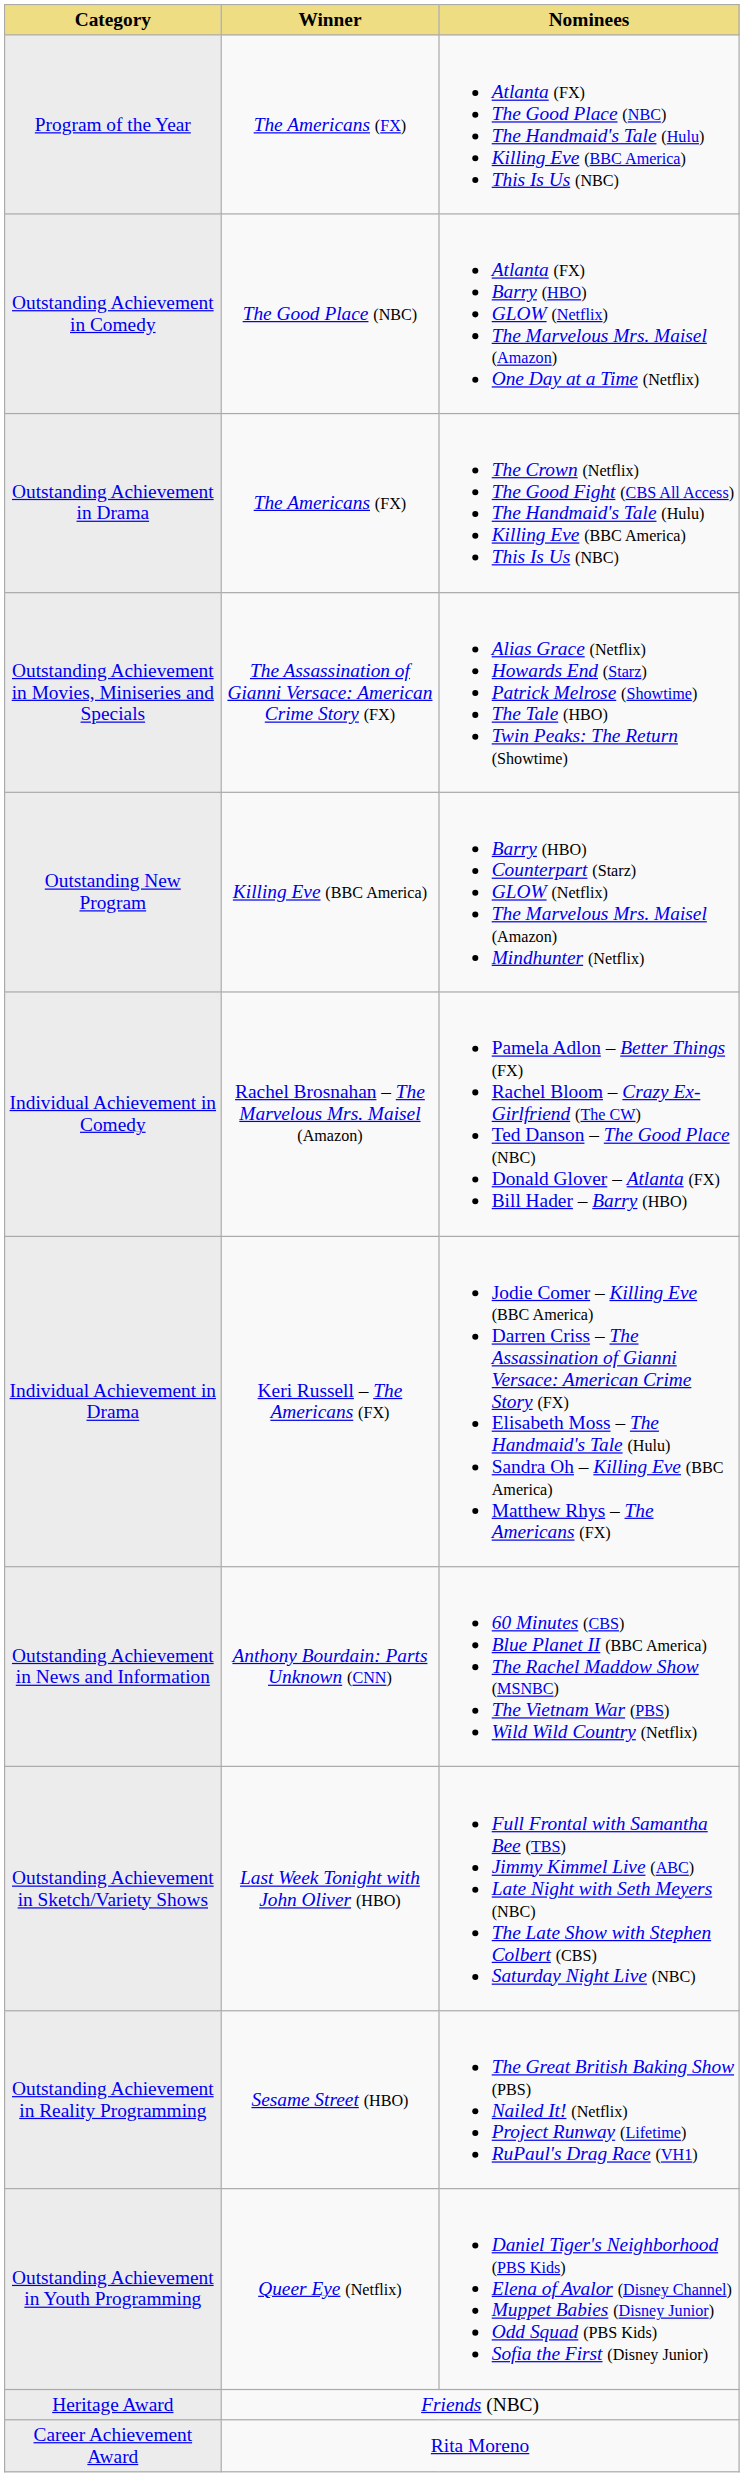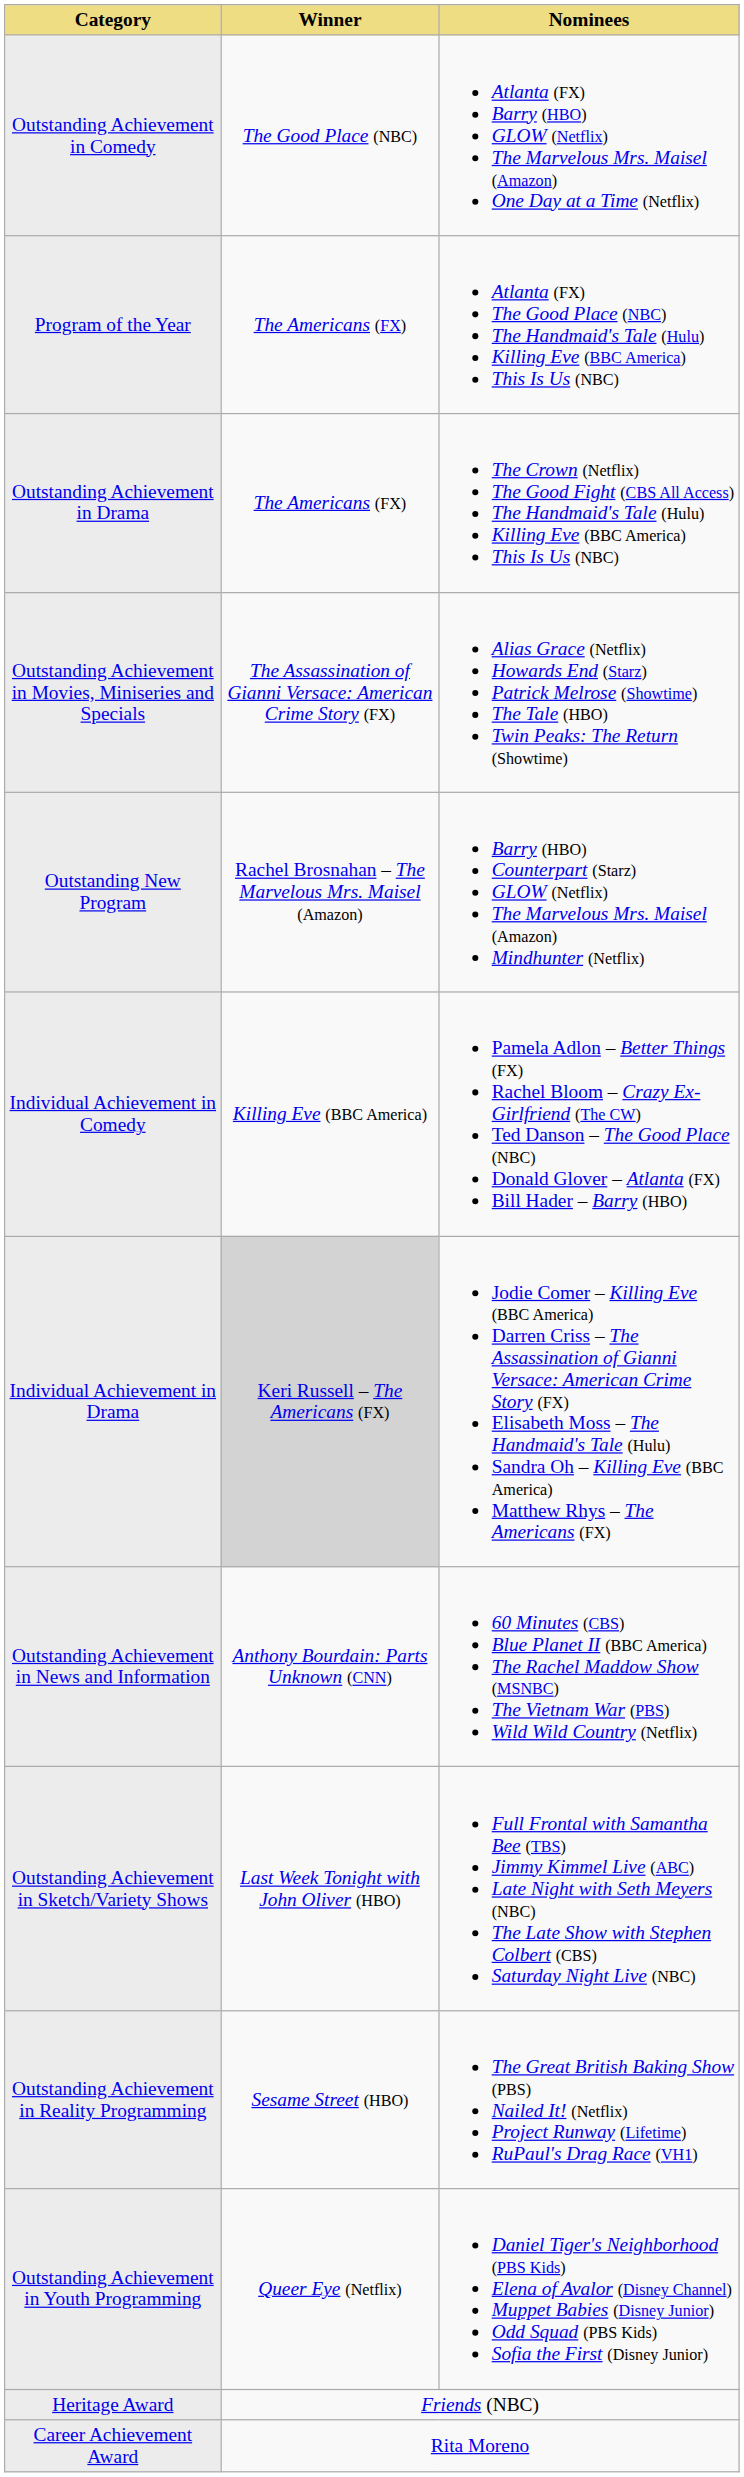rows swapped: (113, 124) <-> (113, 313)
(330, 892) Killing Eve (BBC America) -> (330, 892) Rachel Brosnahan – The Marvelous Mrs. Maisel (Amazon)
(330, 1113) Rachel Brosnahan – The Marvelous Mrs. Maisel (Amazon) -> (330, 1113) Killing Eve (BBC America)
(330, 1401) no background -> (330, 1401) lightgrey background
